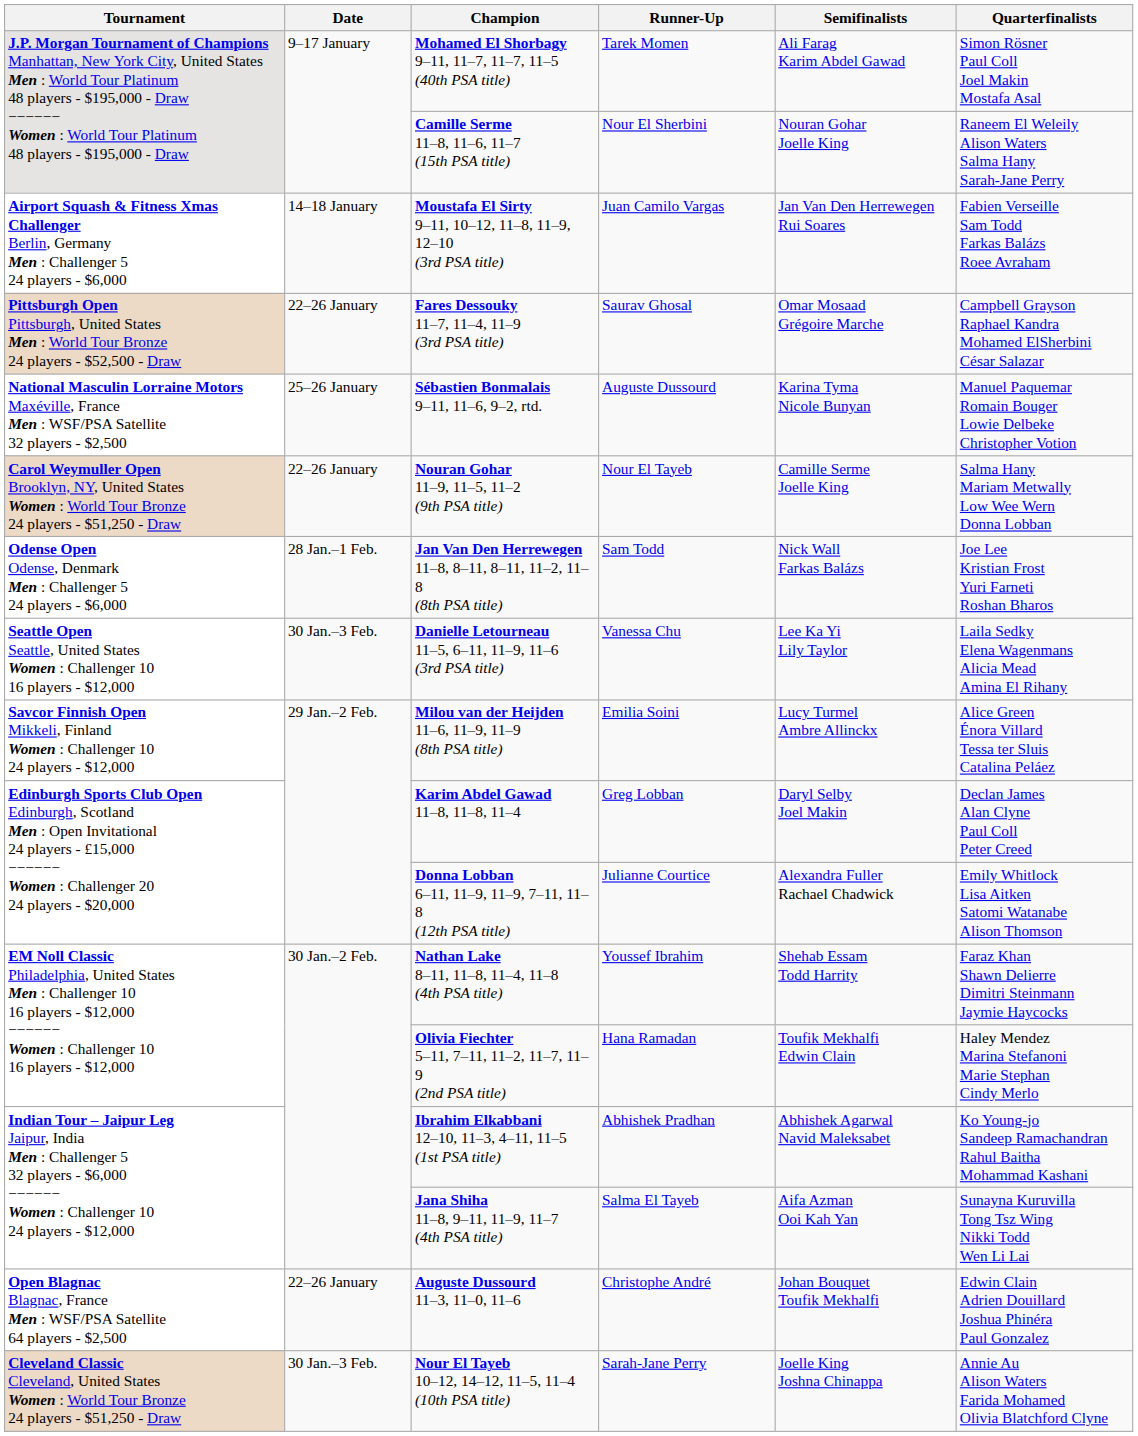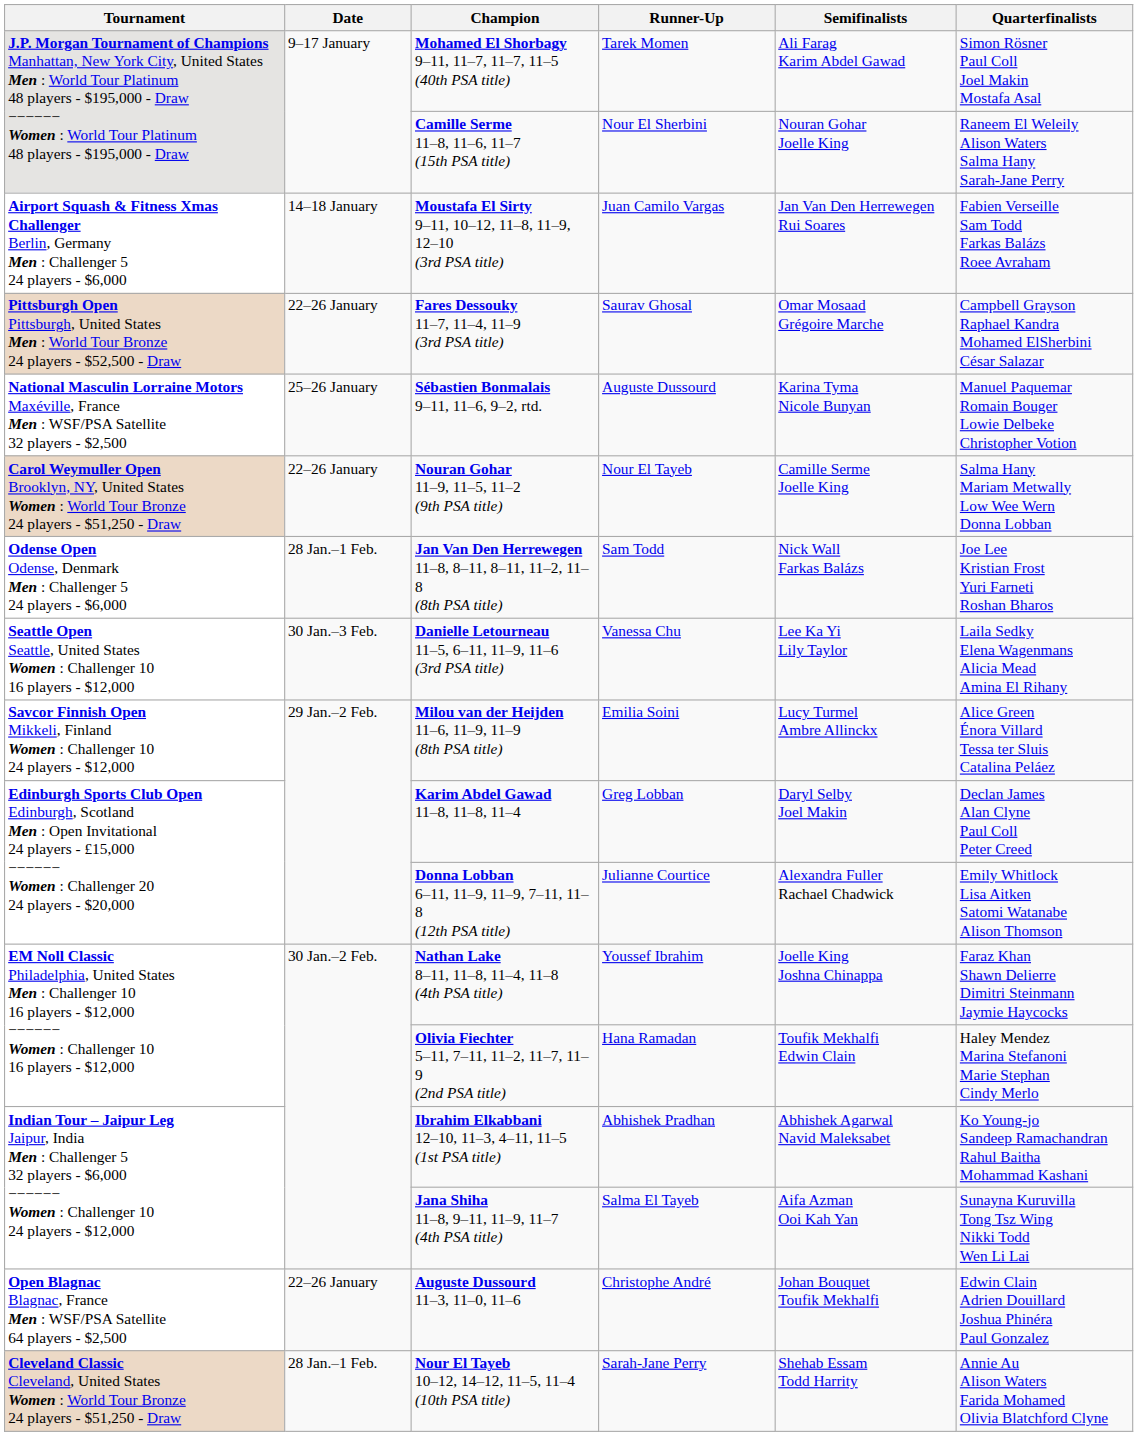(823, 965) Shehab Essam Todd Harrity -> (830, 965) Joelle King Joshna Chinappa
(333, 1363) 30 Jan.–3 Feb. -> (333, 1363) 28 Jan.–1 Feb.
(830, 1372) Joelle King Joshna Chinappa -> (823, 1372) Shehab Essam Todd Harrity
